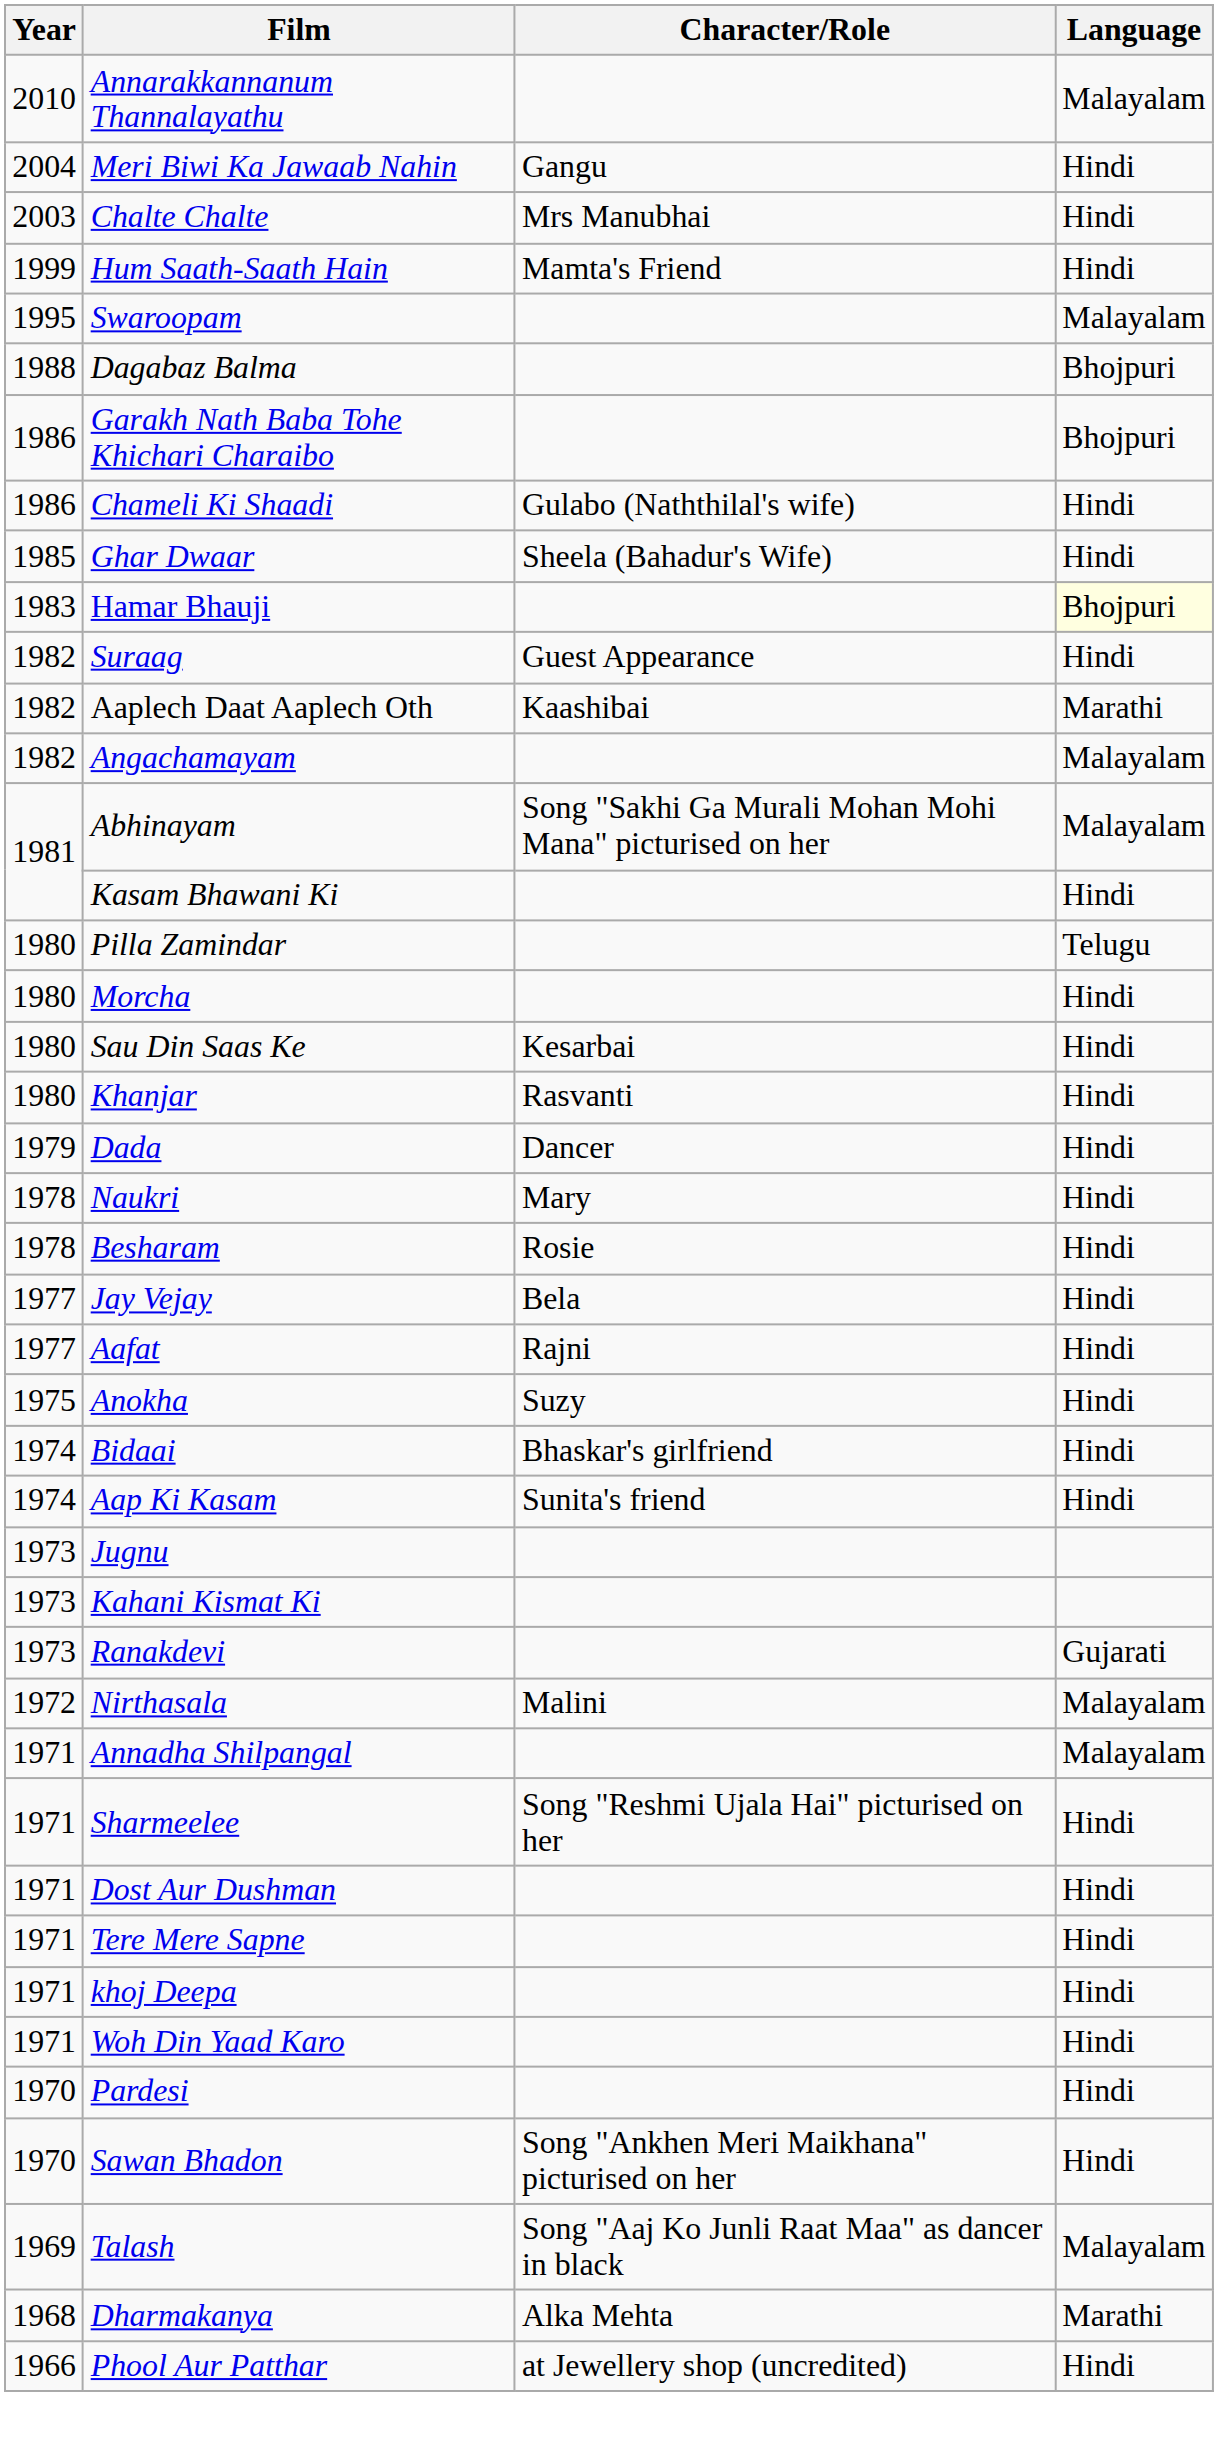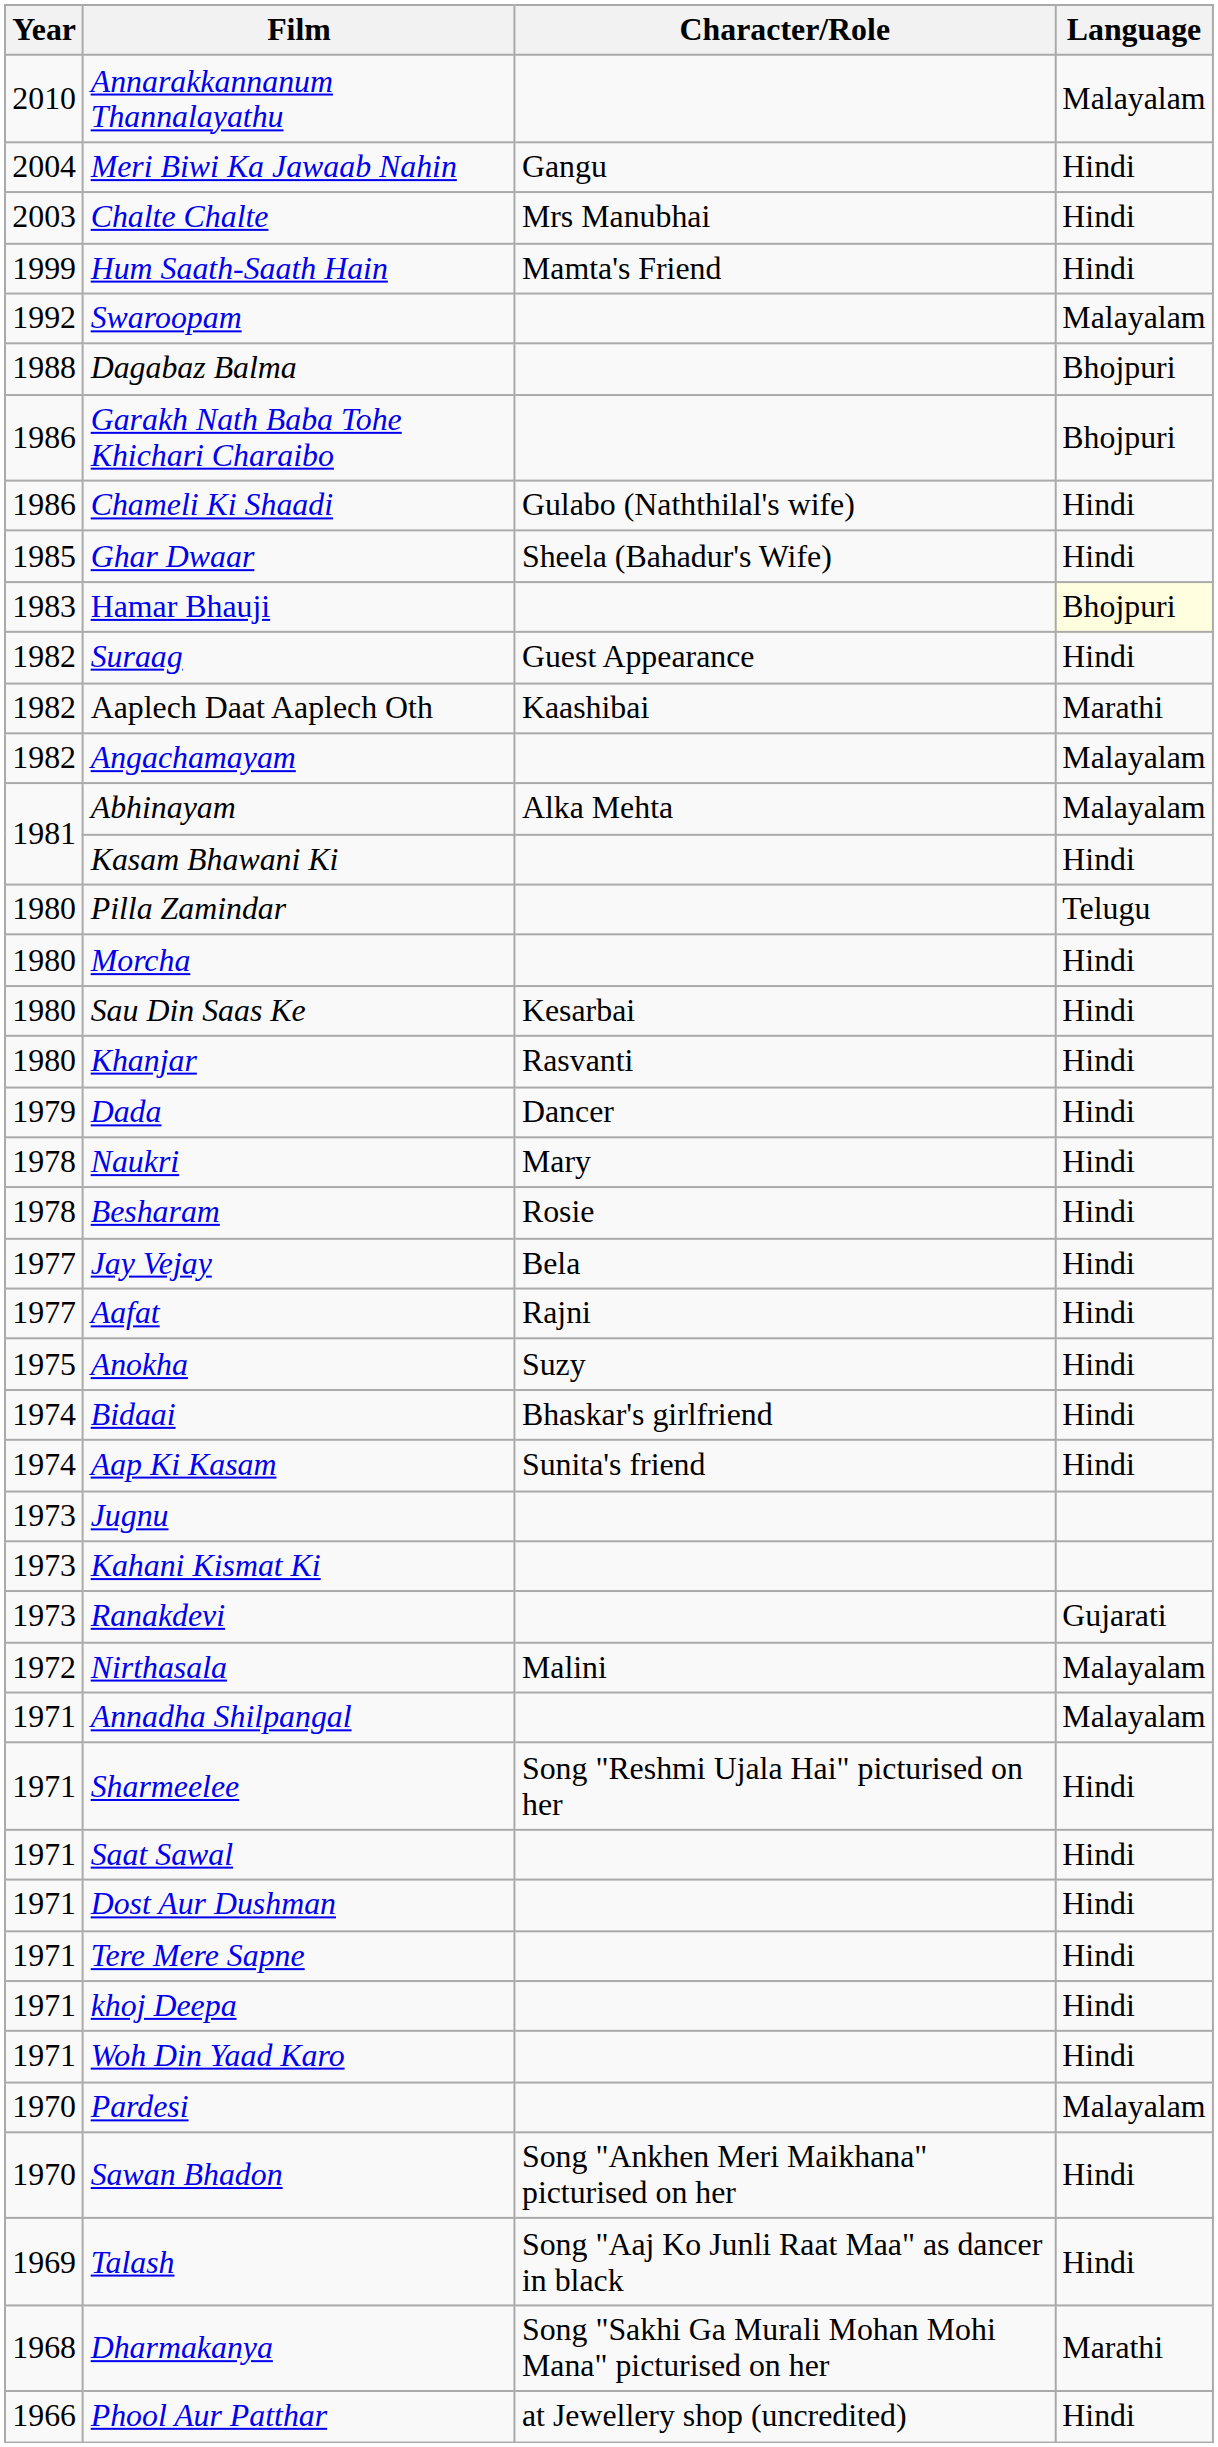(44, 318) 1995 -> (44, 318) 1992
(759, 826) Song "Sakhi Ga Murali Mohan Mohi Mana" picturised on her -> (598, 808) Alka Mehta
+ row: (162, 1854)
(1099, 2091) Hindi -> (1134, 2106) Malayalam
(1134, 2246) Malayalam -> (1099, 2261) Hindi
(598, 2315) Alka Mehta -> (759, 2347) Song "Sakhi Ga Murali Mohan Mohi Mana" picturised on her
